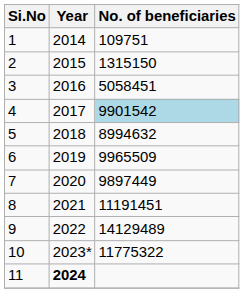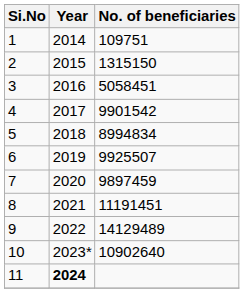(128, 110) lightblue background -> (128, 110) no background
(128, 134) 8994632 -> (128, 134) 8994834
(128, 157) 9965509 -> (128, 157) 9925507
(128, 181) 9897449 -> (128, 181) 9897459
(131, 252) 11775322 -> (132, 252) 10902640
